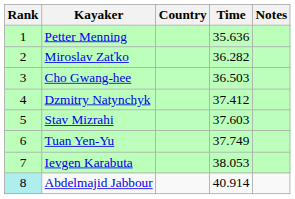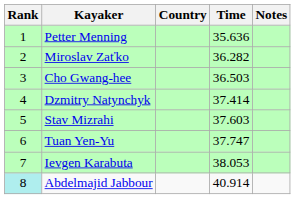(231, 99) 37.412 -> (231, 99) 37.414
(231, 141) 37.749 -> (231, 141) 37.747
